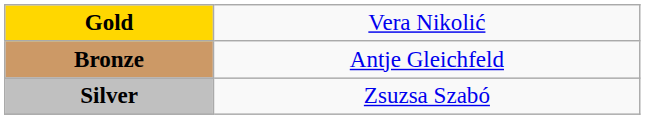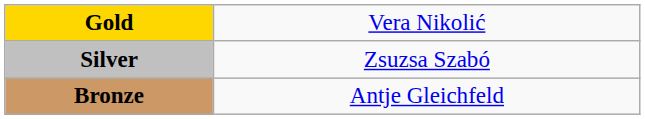rows swapped: (109, 95) <-> (109, 59)
